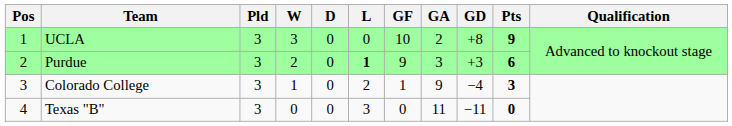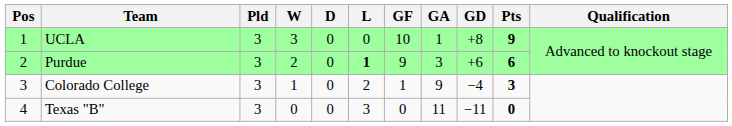(439, 39) 2 -> (439, 39) 1
(475, 62) +3 -> (475, 62) +6
